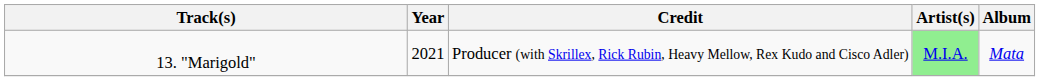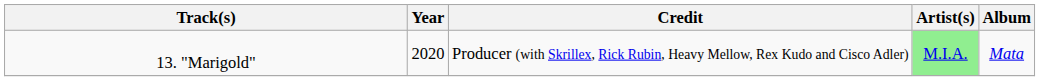(428, 52) 2021 -> (428, 52) 2020
